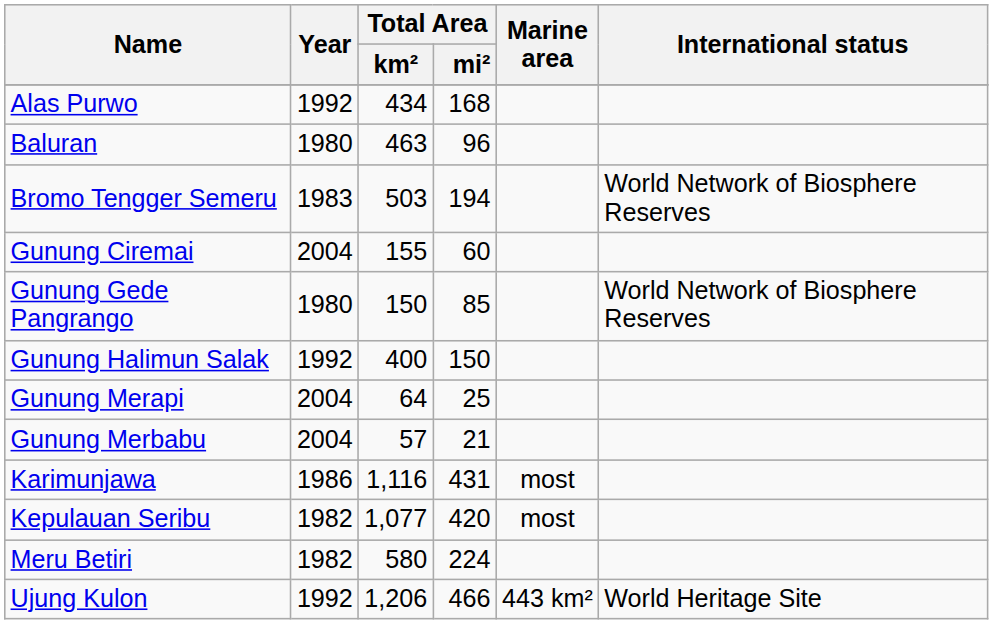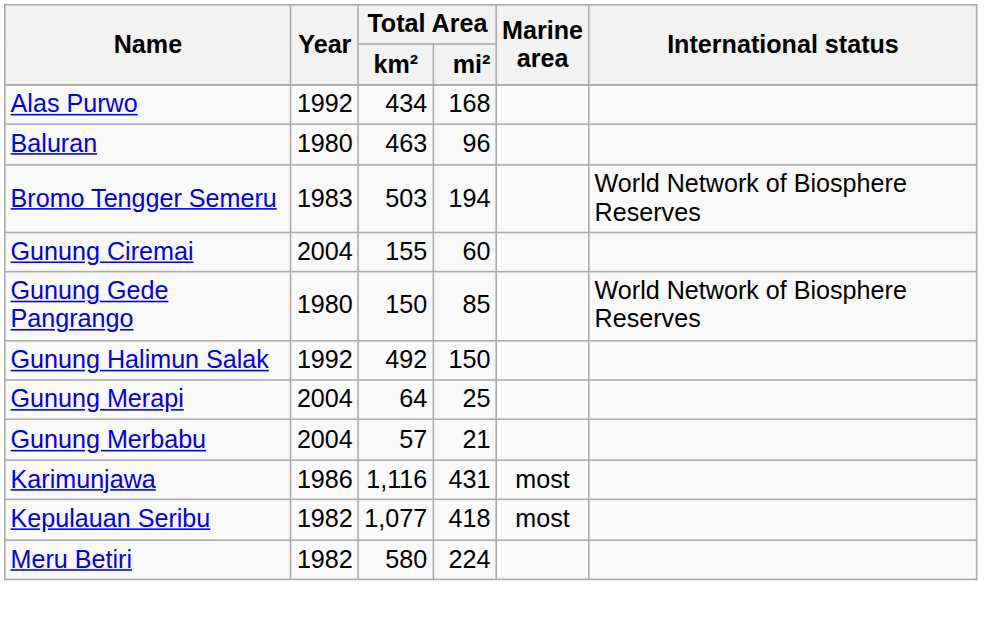(406, 359) 400 -> (406, 359) 492
(469, 519) 420 -> (469, 519) 418
- row: (79, 598)
